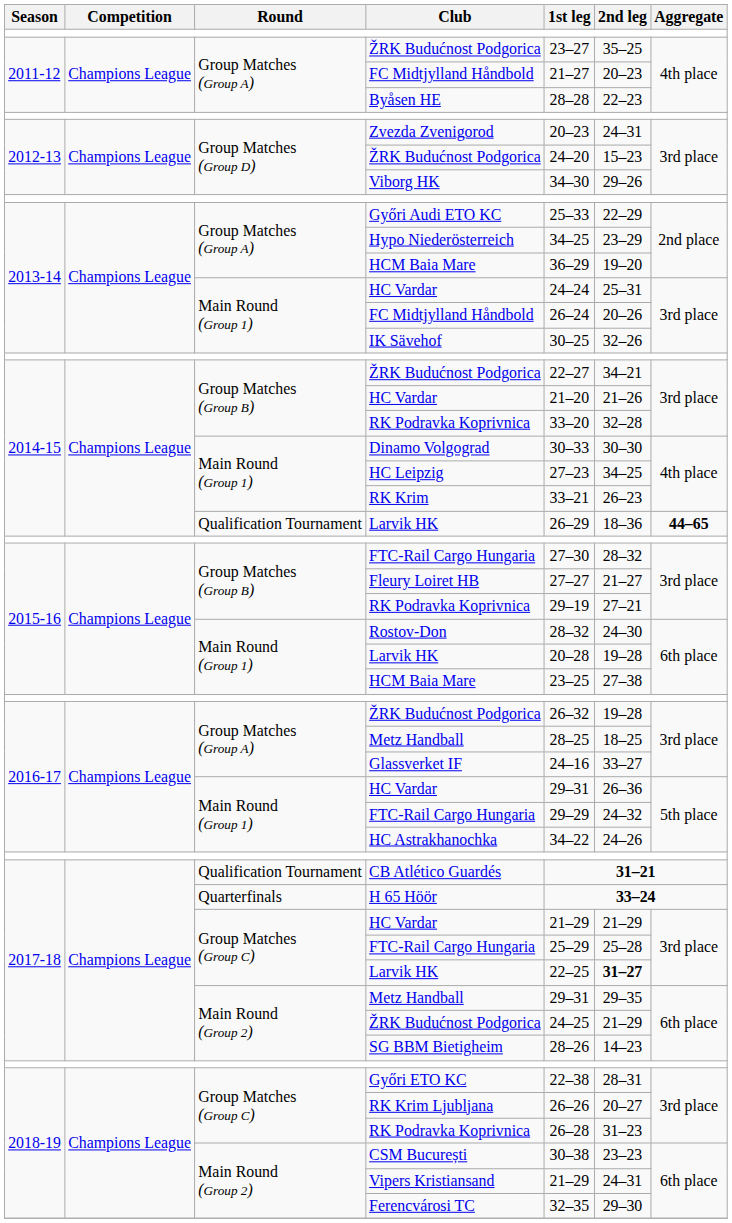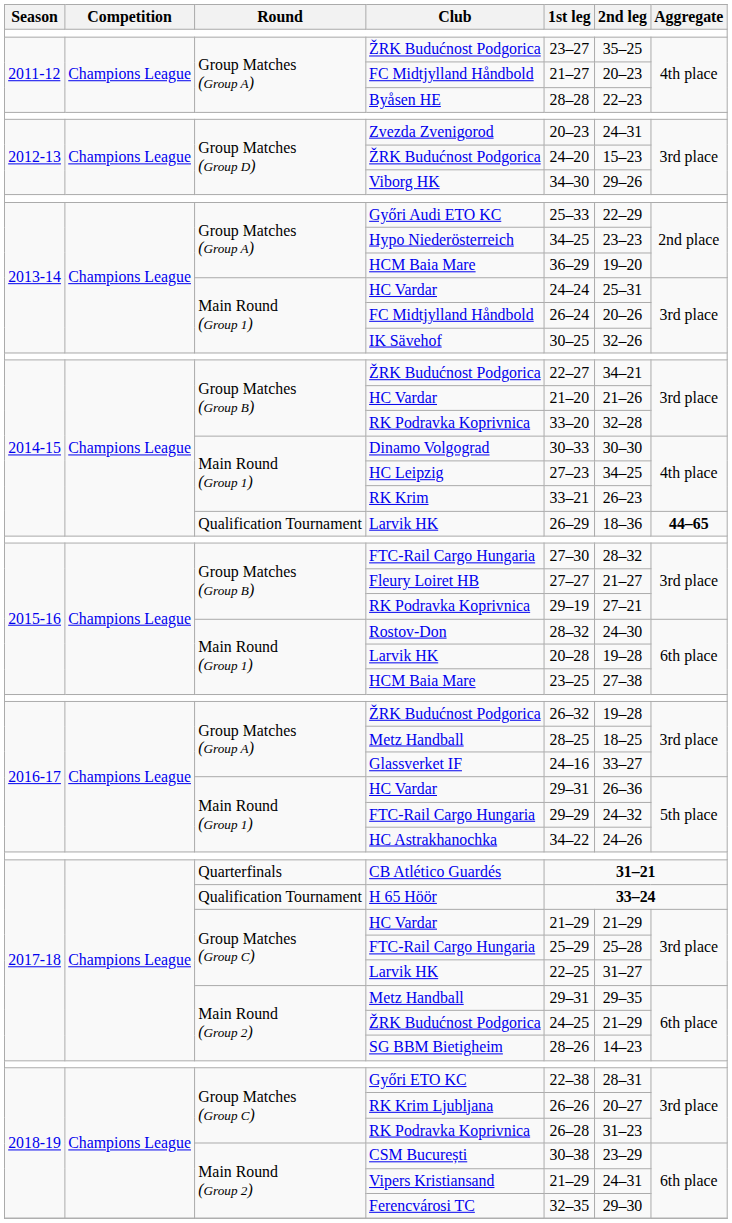(622, 239) 23–29 -> (622, 239) 23–23
(280, 872) Qualification Tournament -> (240, 872) Quarterfinals
(240, 897) Quarterfinals -> (280, 897) Qualification Tournament
(622, 972) bold -> (622, 972) normal
(622, 1155) 23–23 -> (622, 1155) 23–29
